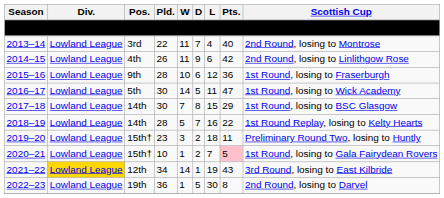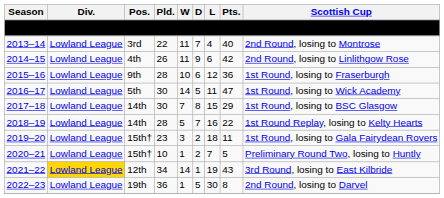(333, 138) Preliminary Round Two, losing to Huntly -> (341, 138) 1st Round, losing to Gala Fairydean Rovers
(225, 153) pink background -> (225, 153) no background
(341, 153) 1st Round, losing to Gala Fairydean Rovers -> (333, 153) Preliminary Round Two, losing to Huntly
